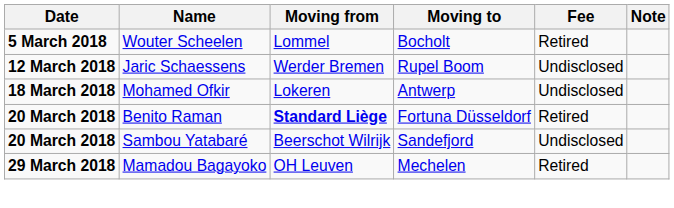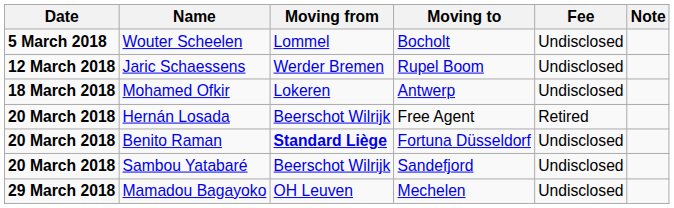(563, 41) Retired -> (581, 41) Undisclosed
+ row: (176, 116)
(563, 116) Retired -> (581, 141) Undisclosed
(563, 166) Retired -> (581, 191) Undisclosed
